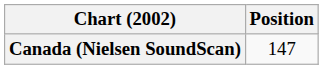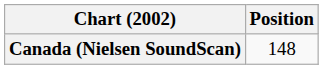(282, 49) 147 -> (282, 49) 148
